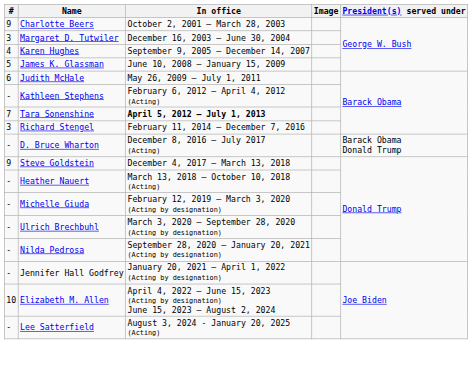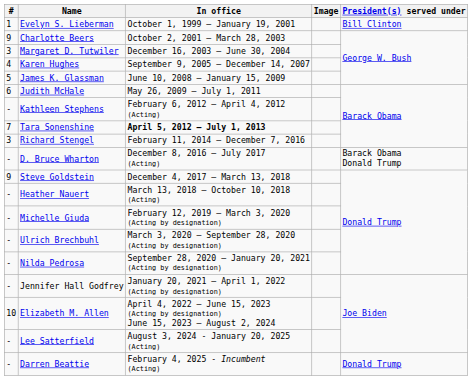+ row: (67, 24)
+ row: (55, 364)
